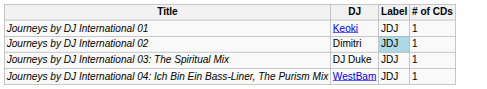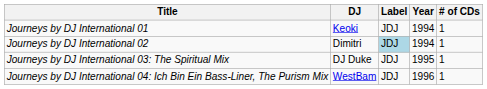+ column: (423, 12)
